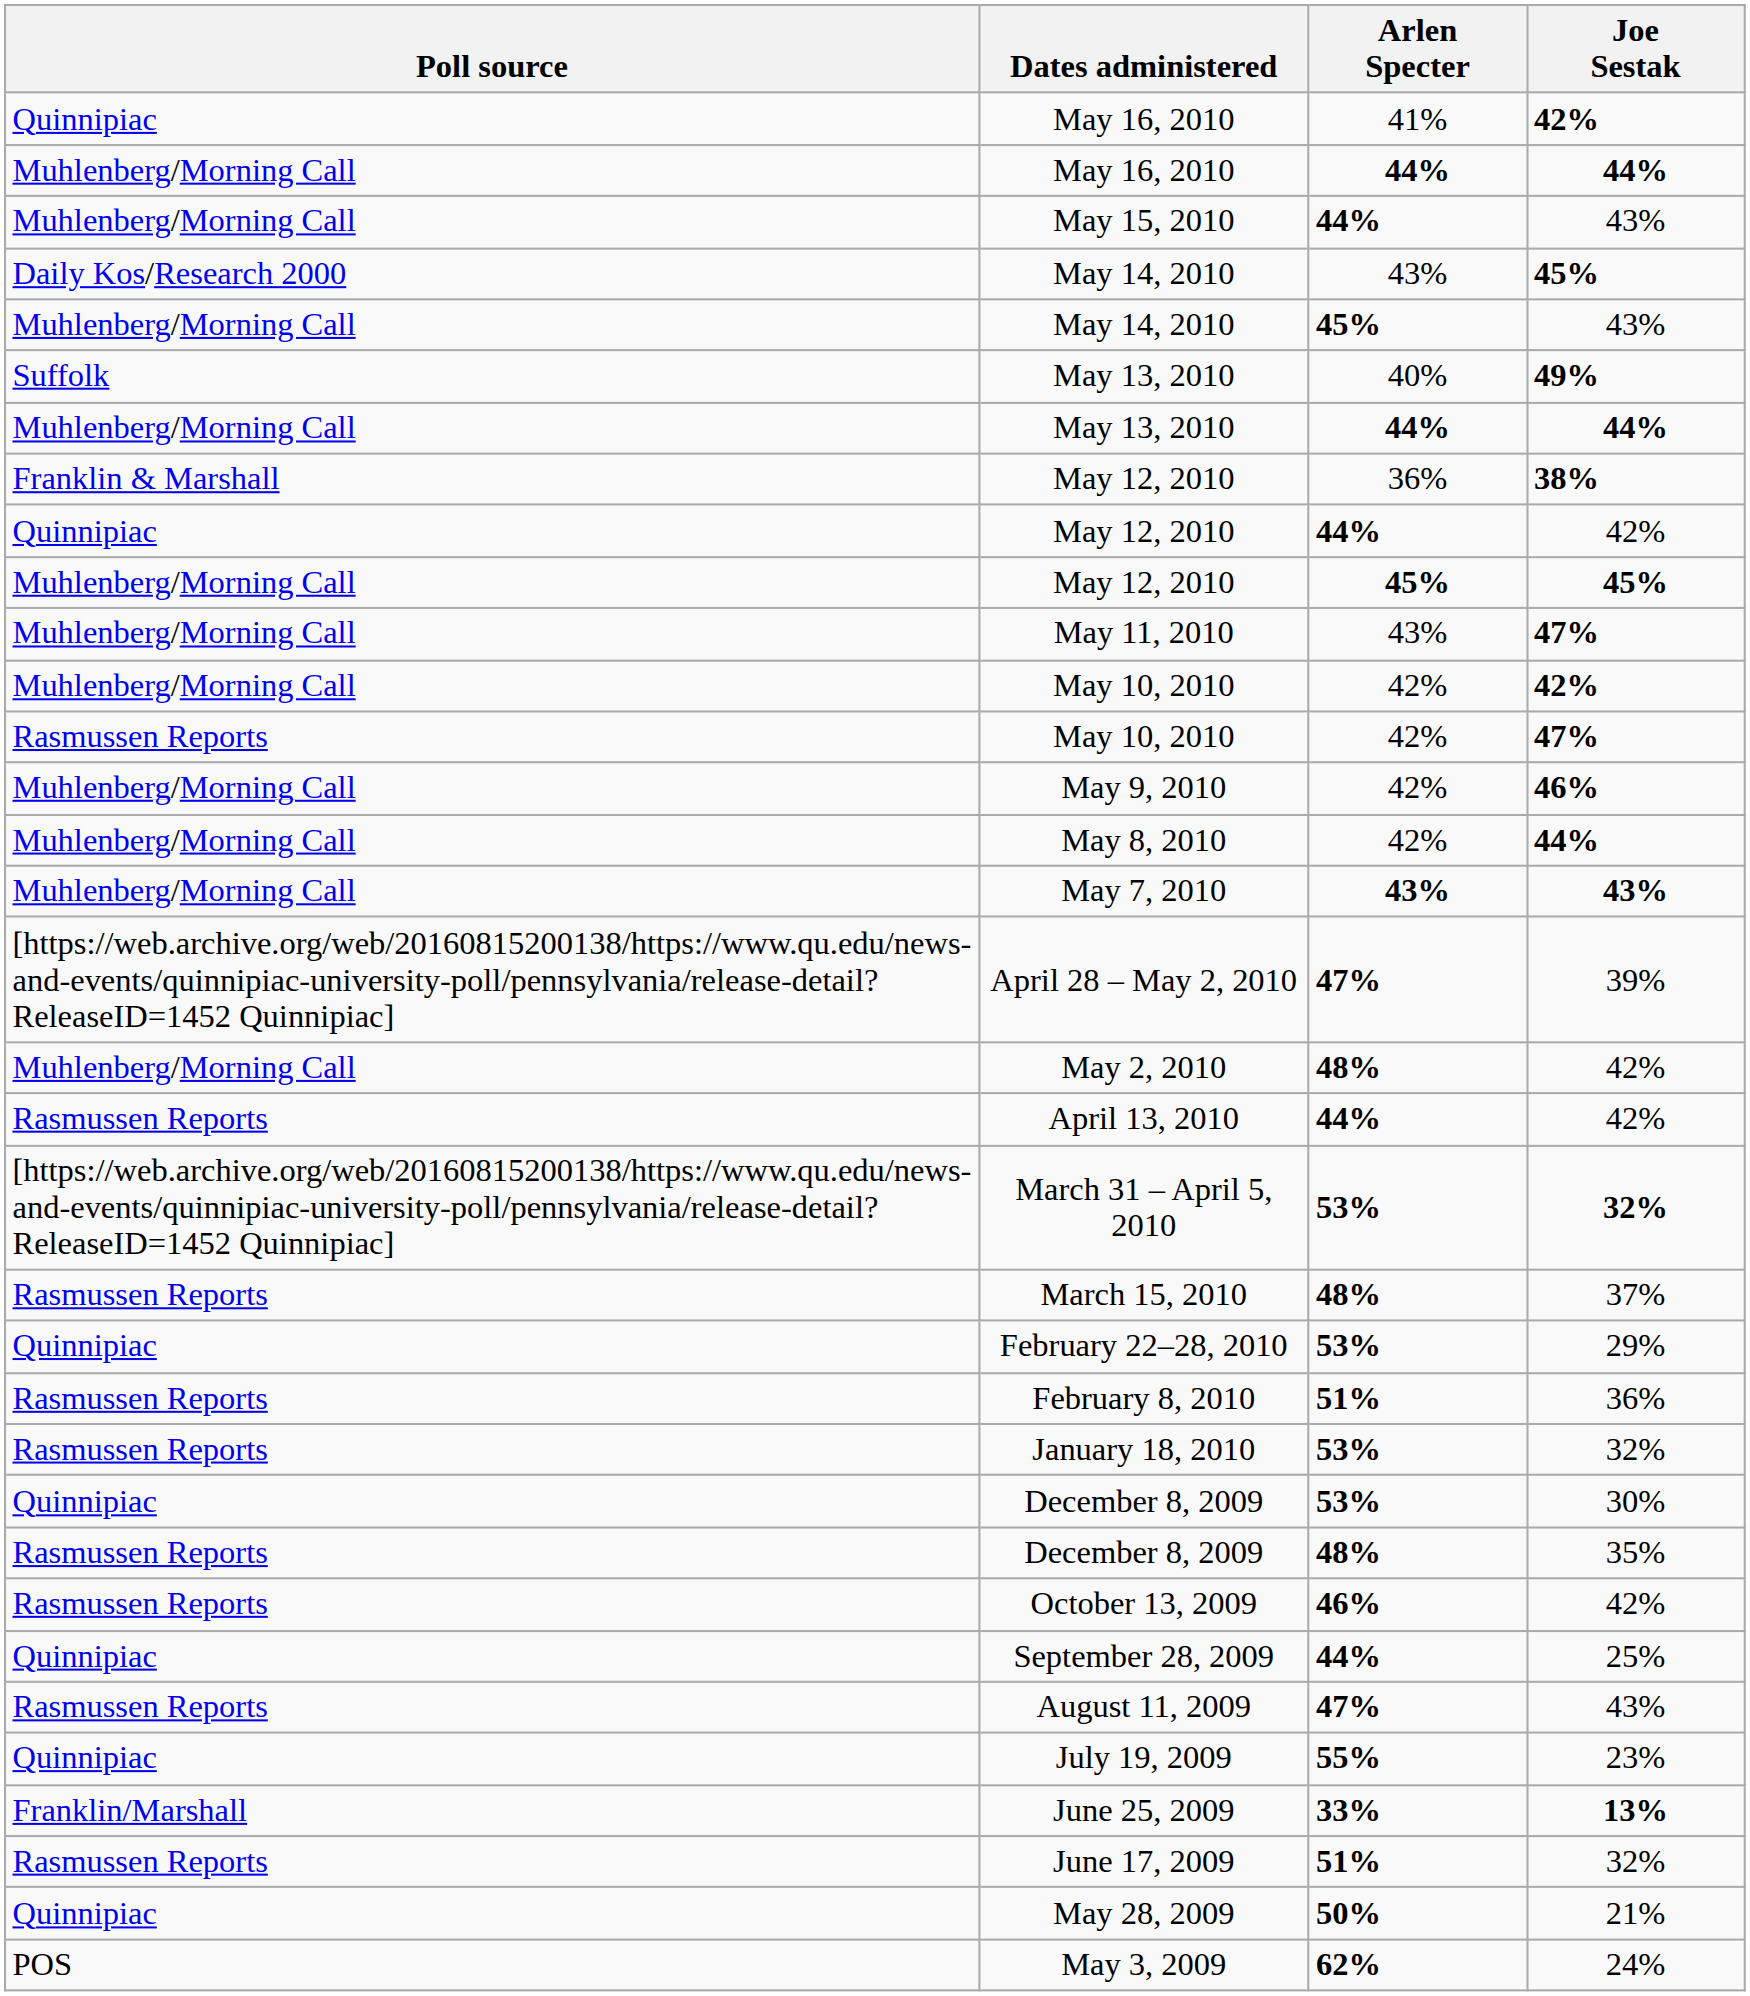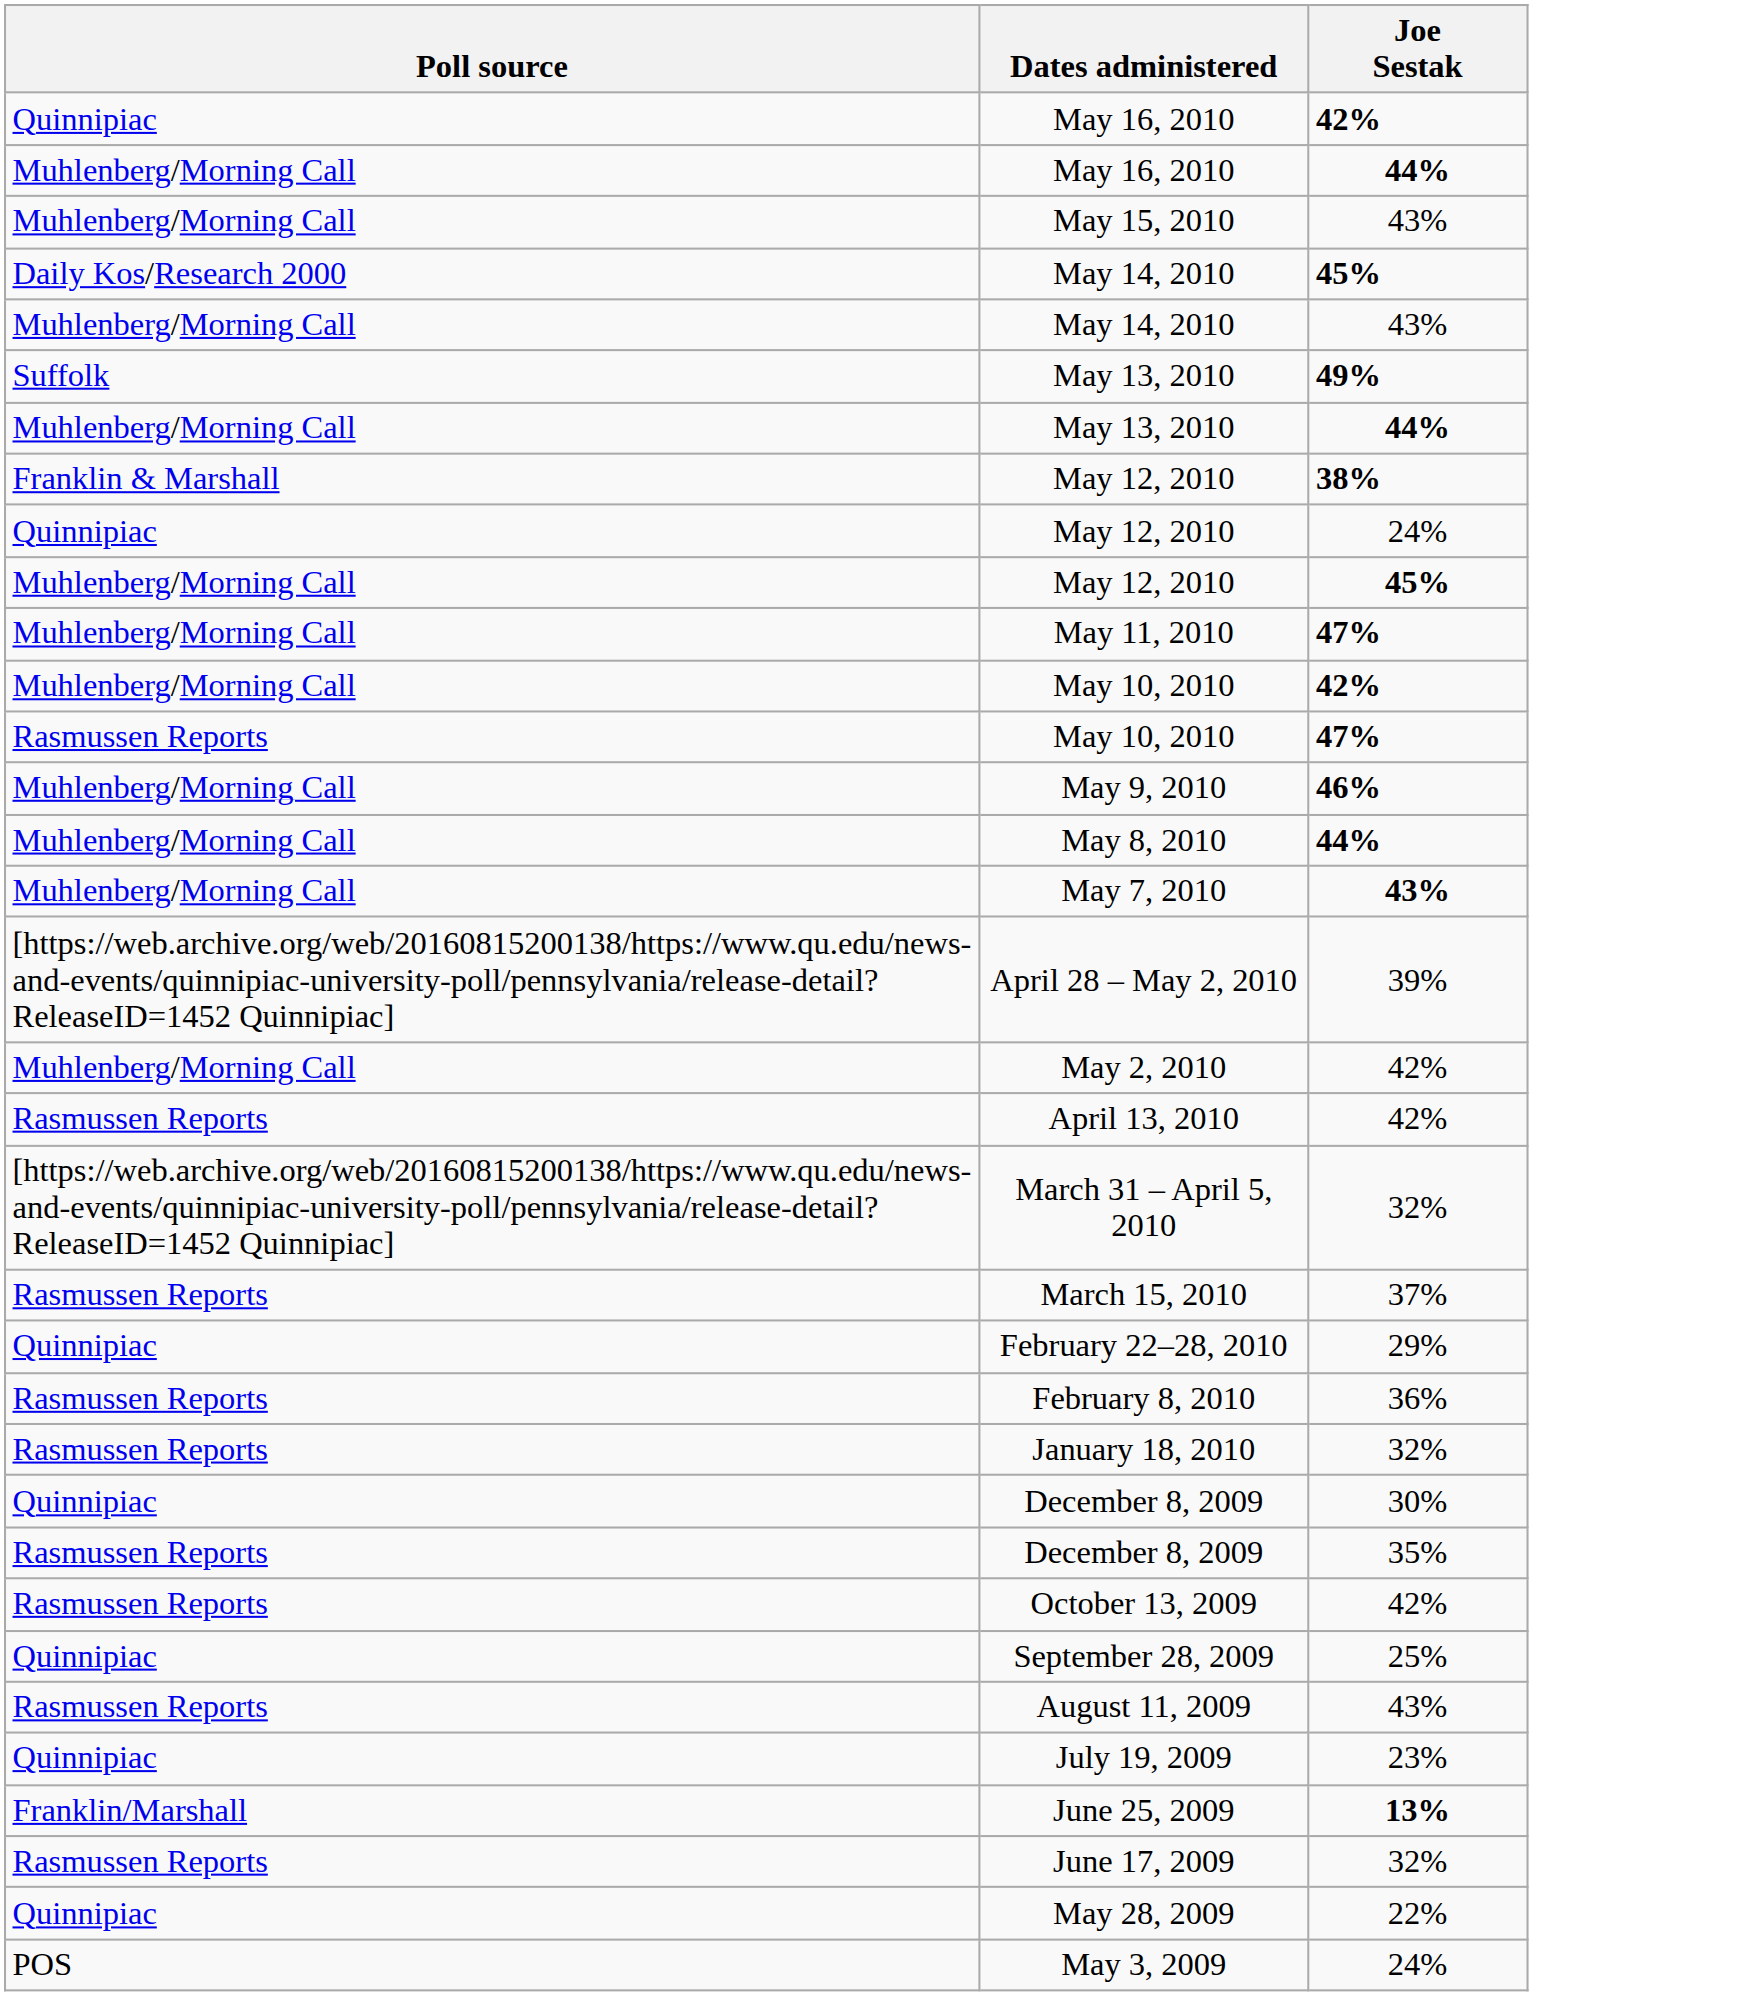- column: (1418, 48)
(1636, 530) 42% -> (1418, 530) 24%
(1636, 1206) bold -> (1418, 1206) normal
(1636, 1912) 21% -> (1418, 1912) 22%
